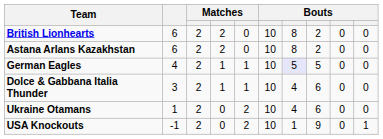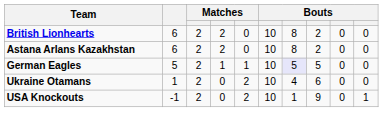(175, 66) 4 -> (175, 66) 5
- row: (62, 88)
